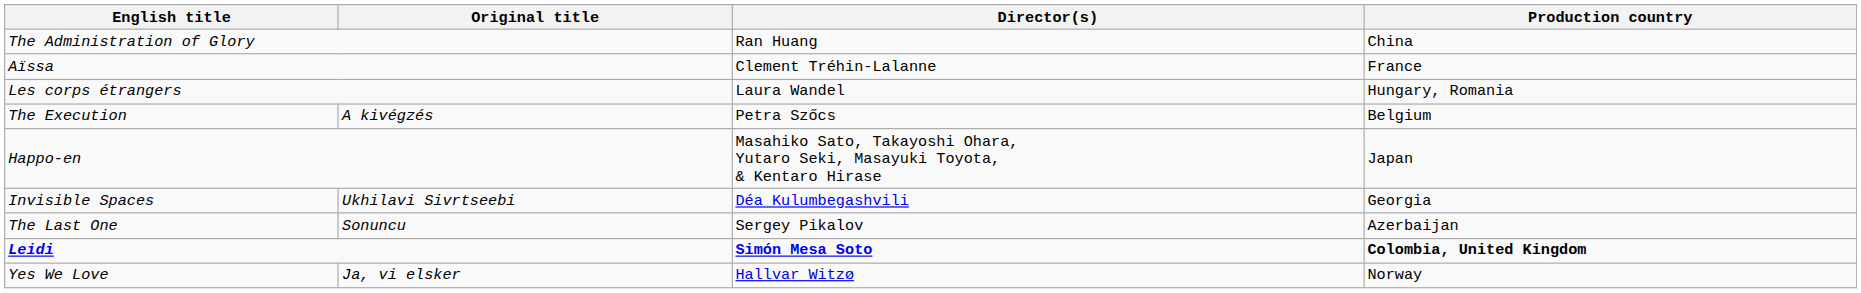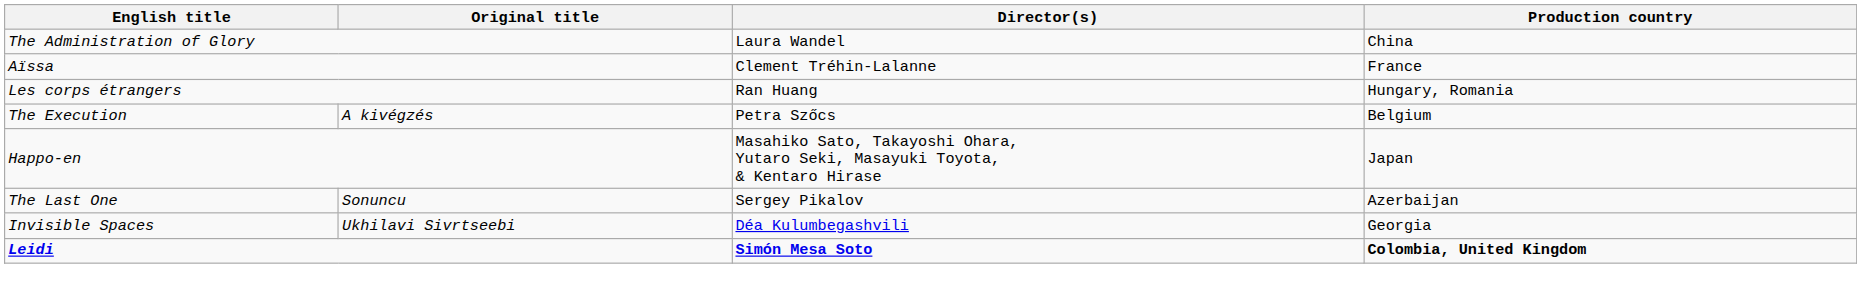(777, 42) Ran Huang -> (790, 42) Laura Wandel
(790, 91) Laura Wandel -> (777, 91) Ran Huang
rows swapped: (81, 201) <-> (63, 226)
- row: (58, 275)
